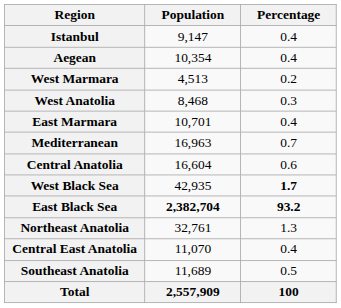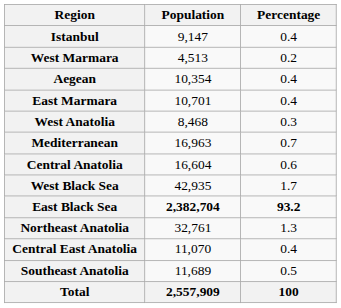rows swapped: (75, 79) <-> (75, 57)
rows swapped: (75, 121) <-> (75, 100)
(289, 185) bold -> (289, 185) normal
